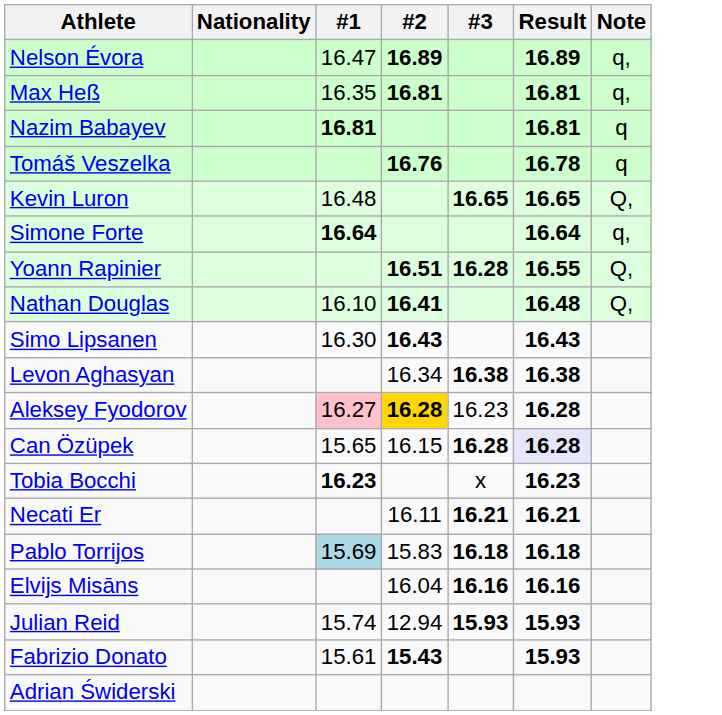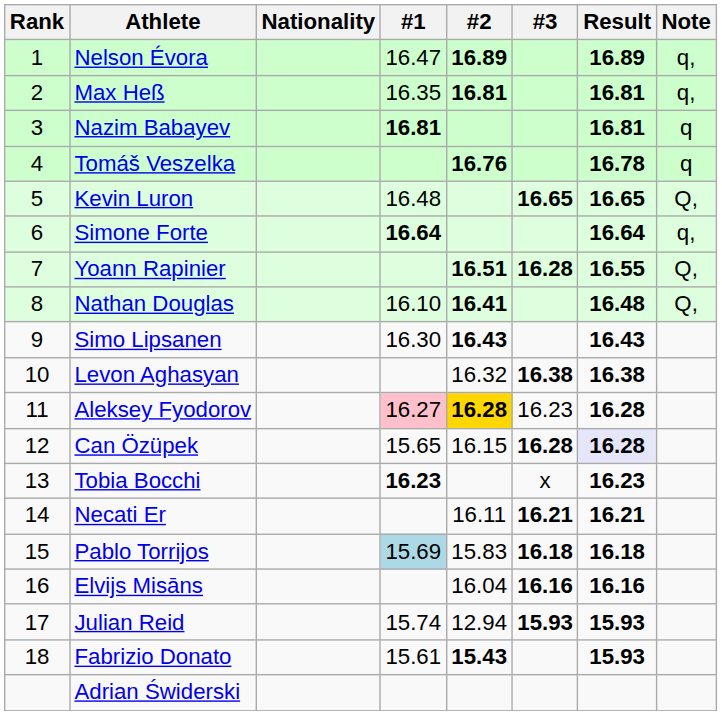+ column: (37, 22)
(415, 374) 16.34 -> (479, 374) 16.32
